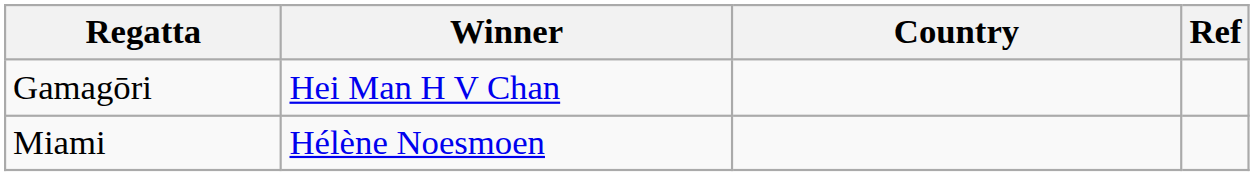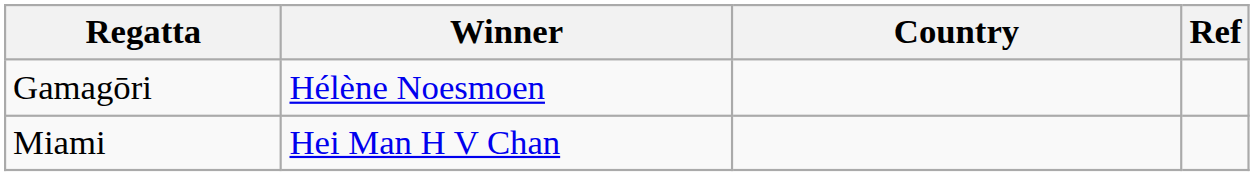(425, 87) Hei Man H V Chan -> (417, 87) Hélène Noesmoen
(417, 142) Hélène Noesmoen -> (425, 142) Hei Man H V Chan
